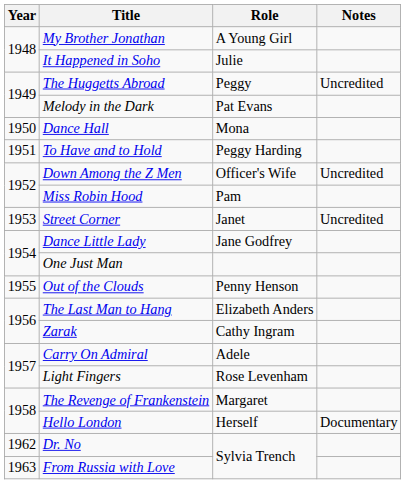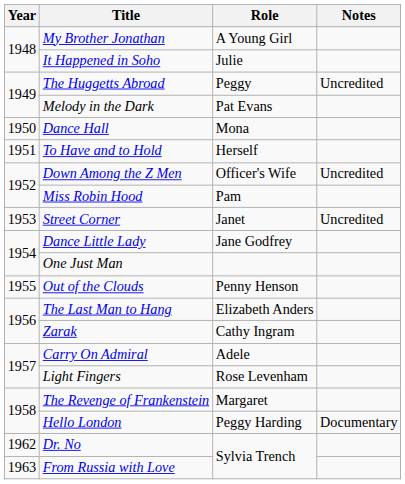(259, 151) Peggy Harding -> (237, 151) Herself
(237, 422) Herself -> (259, 422) Peggy Harding
